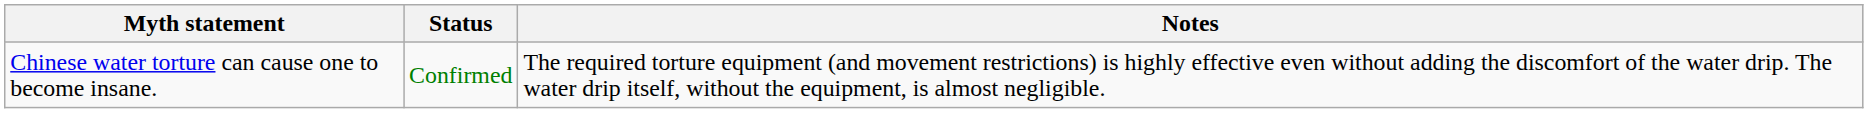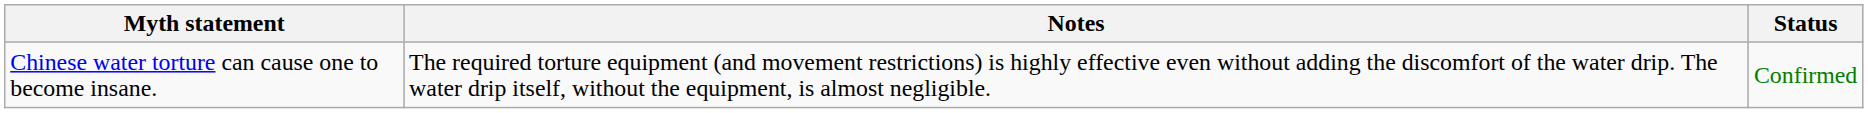columns swapped: (461, 23) <-> (1190, 23)
